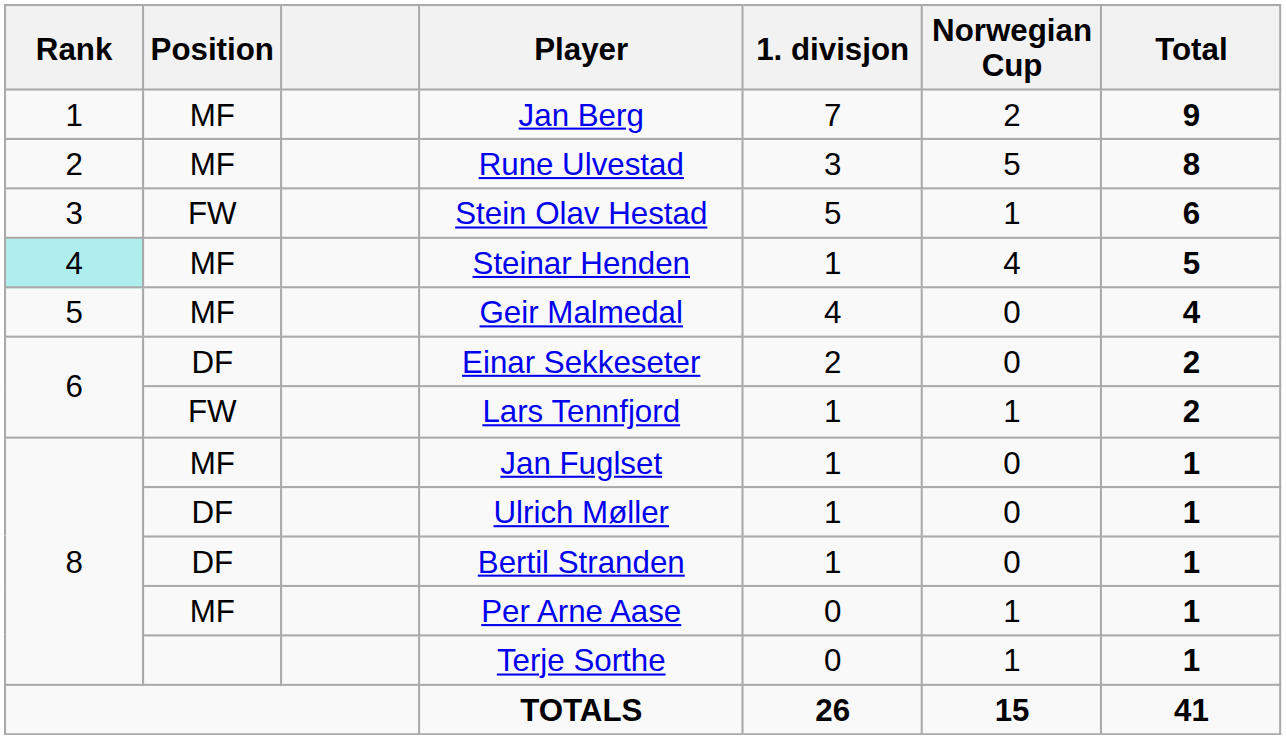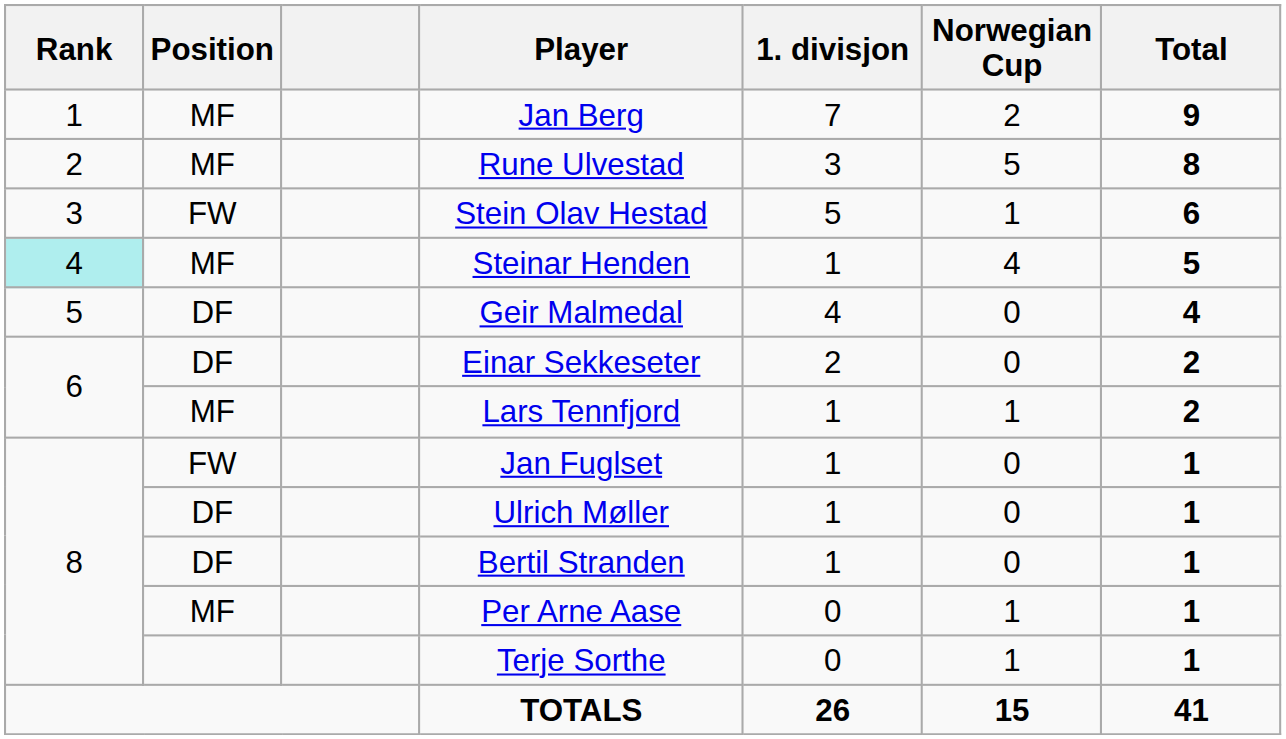(212, 313) MF -> (212, 313) DF
(212, 412) FW -> (212, 412) MF
(212, 462) MF -> (212, 462) FW
